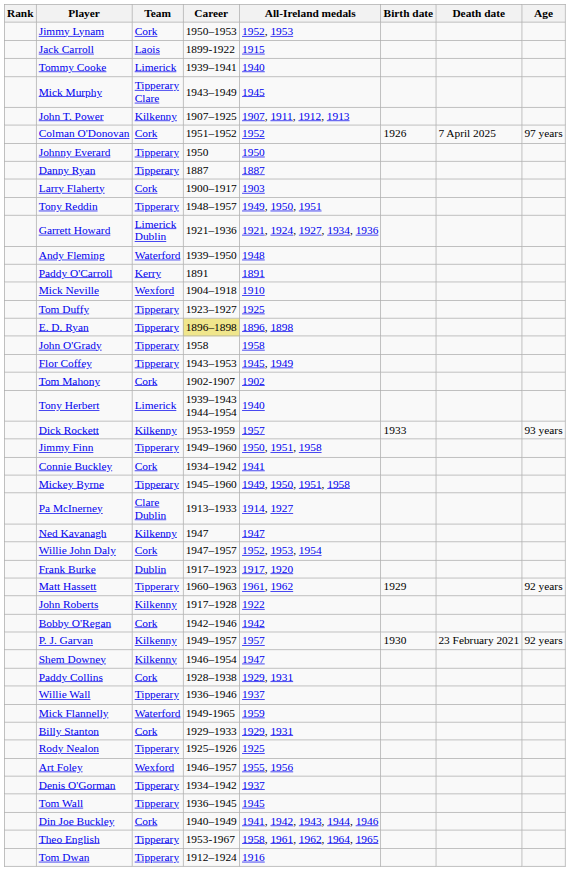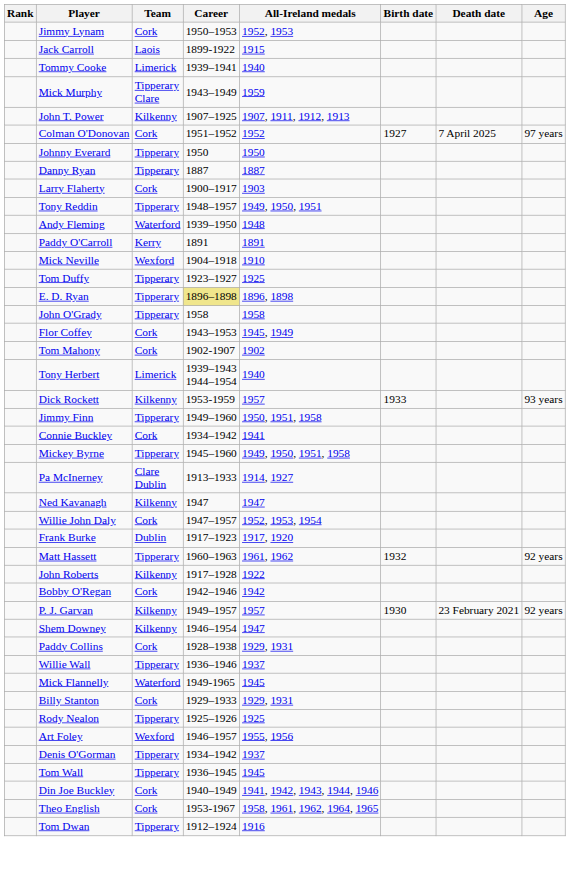(253, 91) 1945 -> (253, 91) 1959
(395, 134) 1926 -> (395, 134) 1927
- row: (75, 230)
(157, 363) Tipperary -> (146, 332) Cork
(395, 587) 1929 -> (395, 556) 1932
(253, 713) 1959 -> (253, 682) 1945
(157, 839) Tipperary -> (146, 808) Cork
